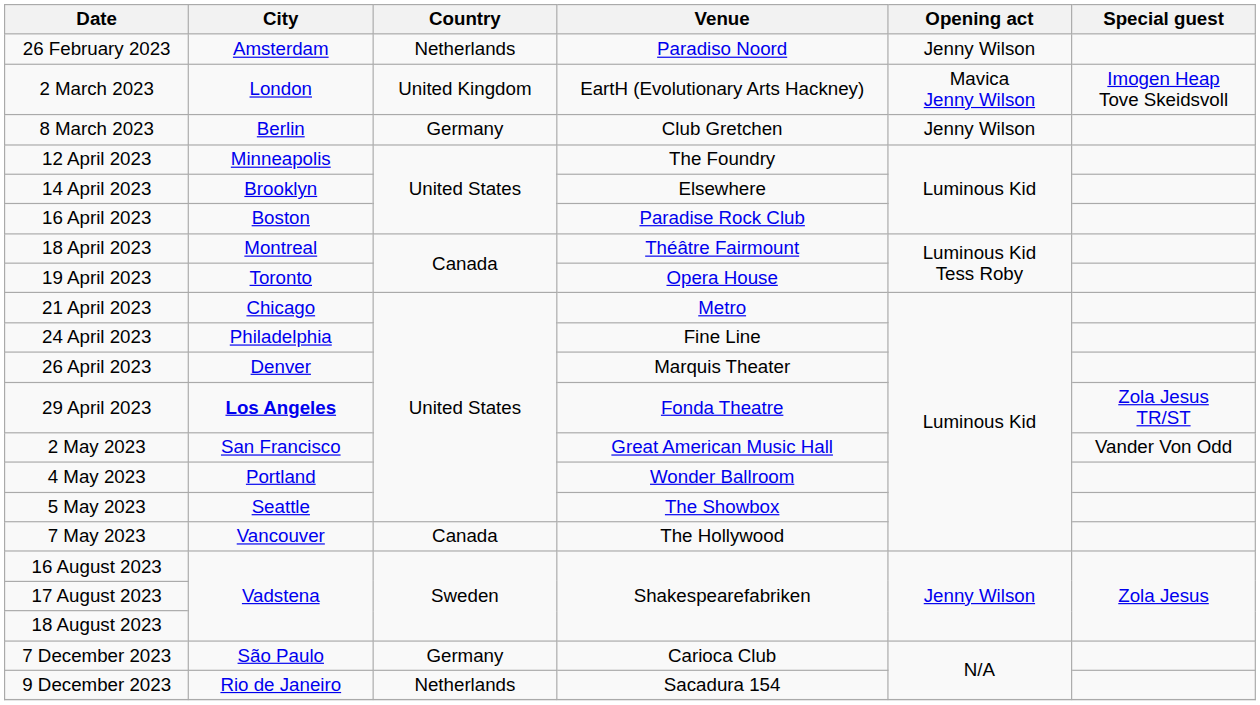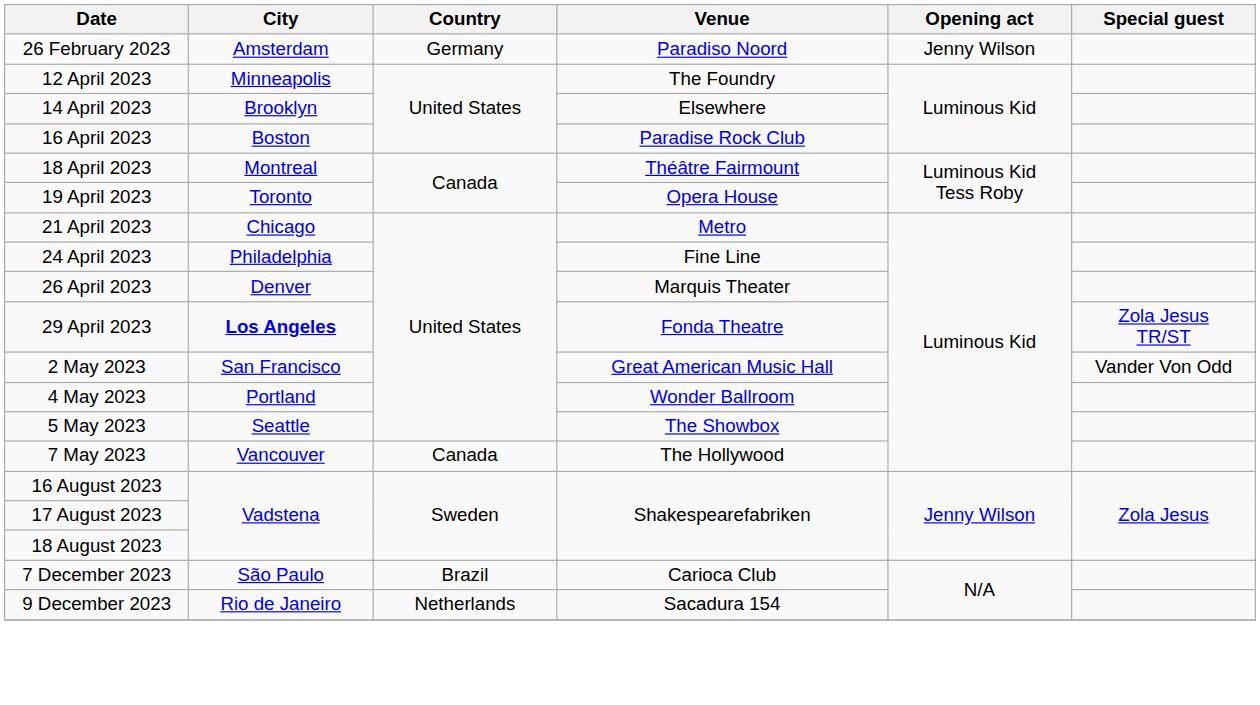(465, 49) Netherlands -> (465, 49) Germany
- row: (97, 89)
- row: (97, 129)
(465, 655) Germany -> (465, 574) Brazil
